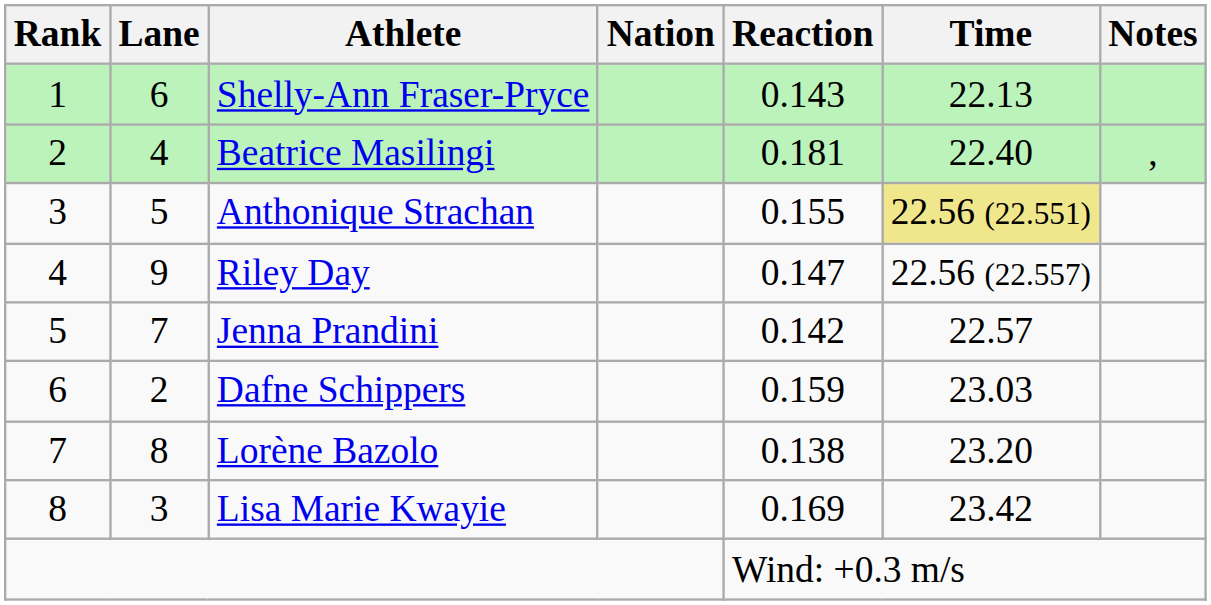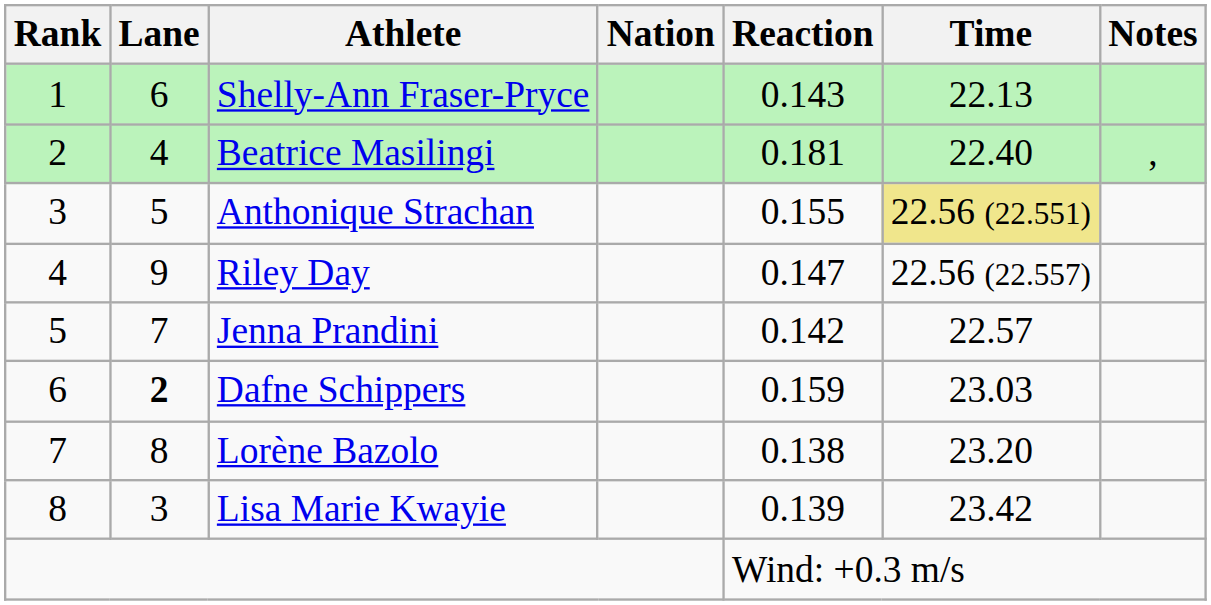(159, 390) normal -> (159, 390) bold
(803, 509) 0.169 -> (803, 509) 0.139
